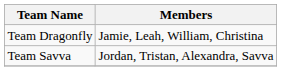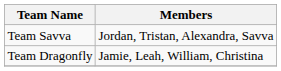rows swapped: (39, 55) <-> (50, 35)
